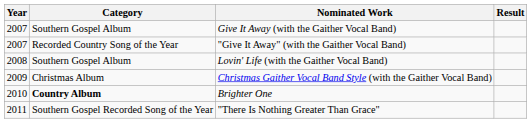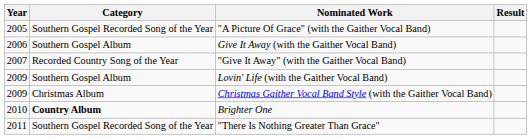+ row: (324, 28)
(17, 28) 2007 -> (17, 45) 2006
(17, 61) 2008 -> (17, 77) 2009
